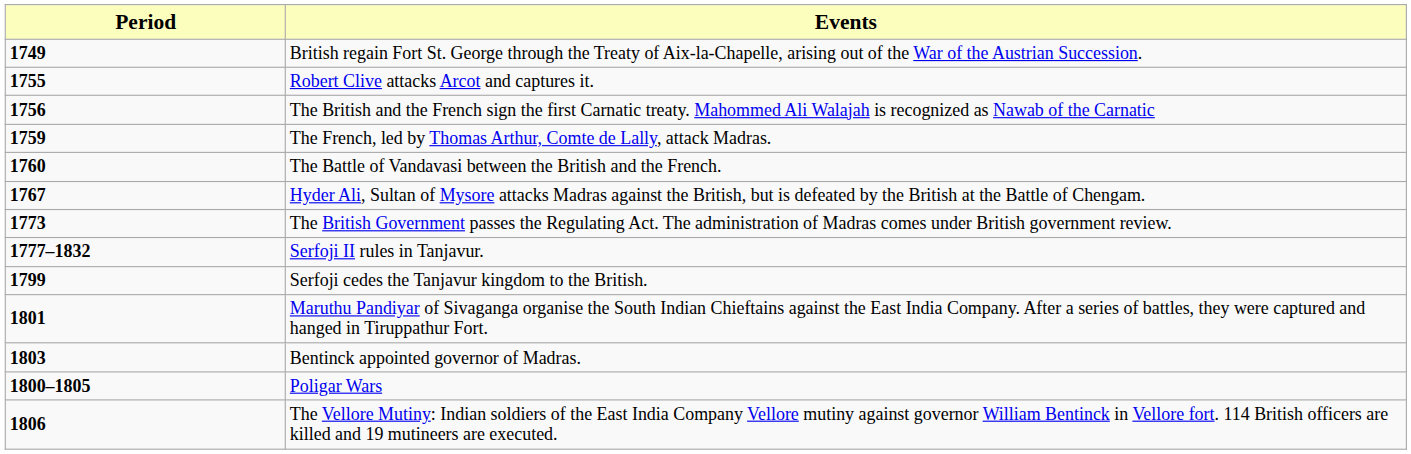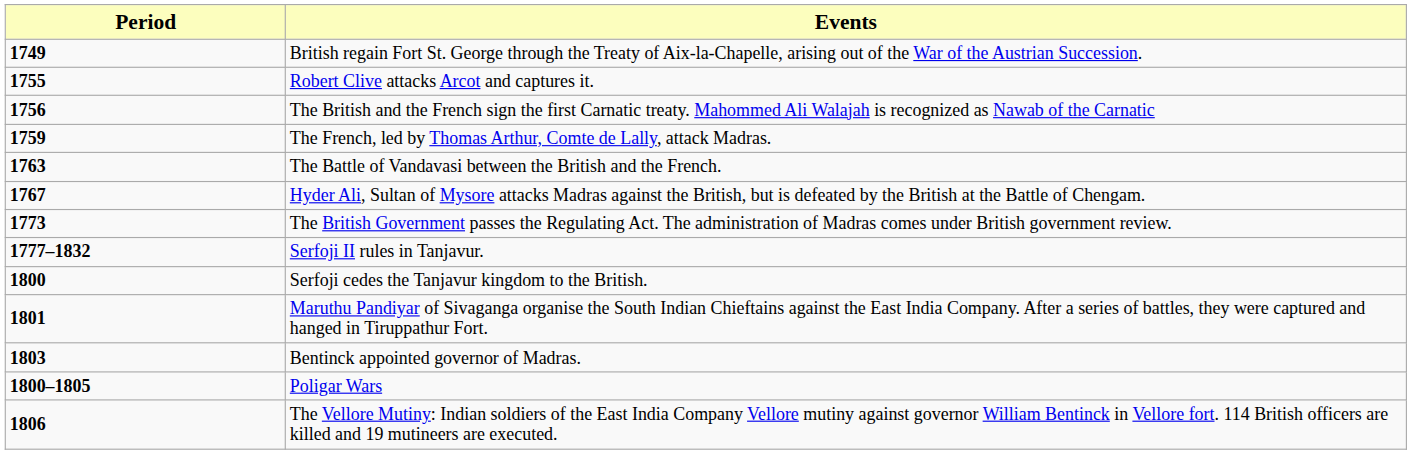(28, 166) 1760 -> (28, 166) 1763
(28, 280) 1799 -> (28, 280) 1800
